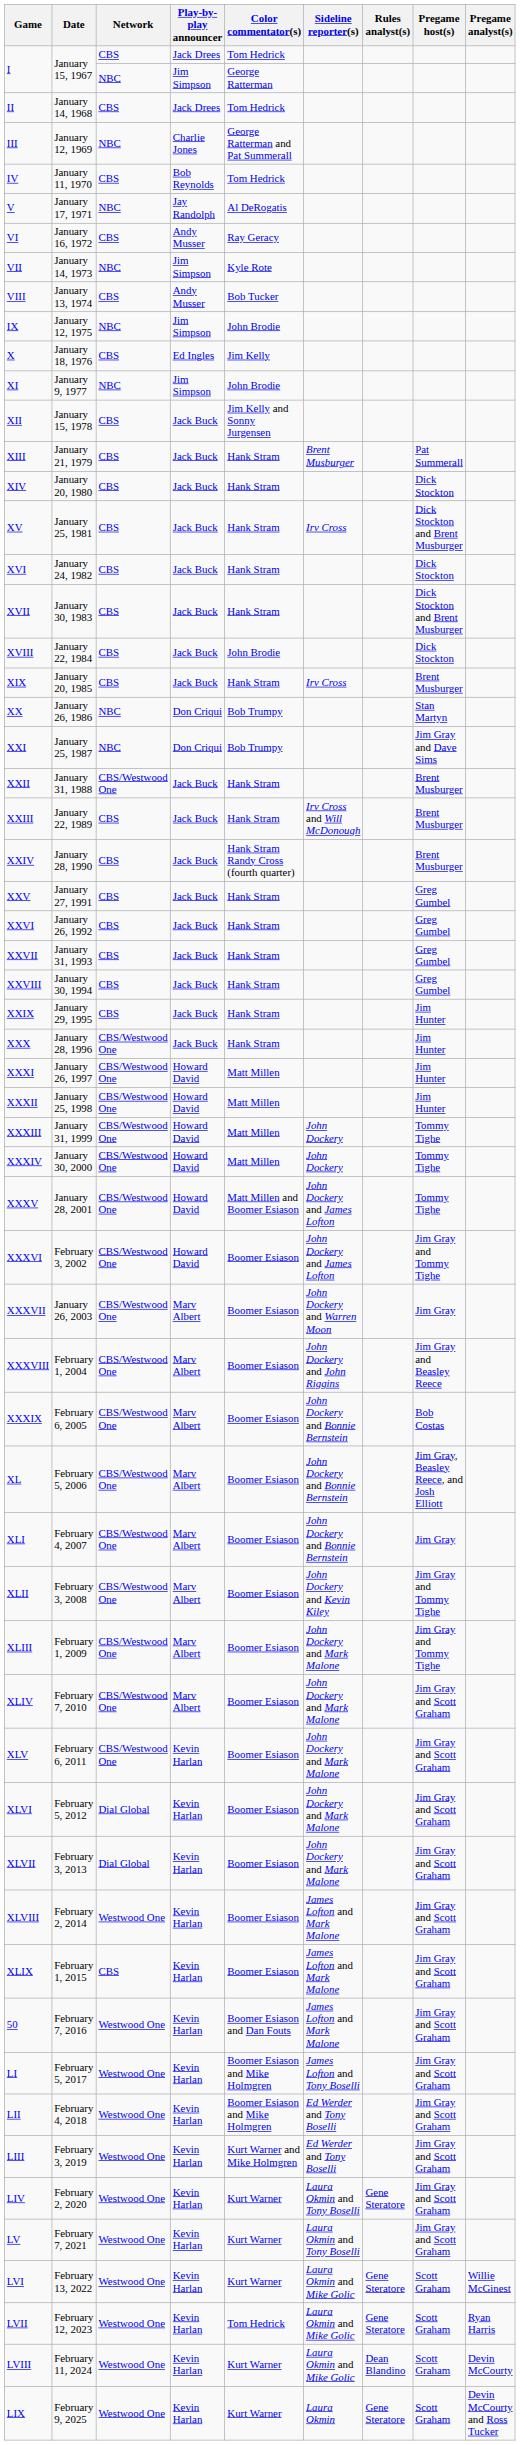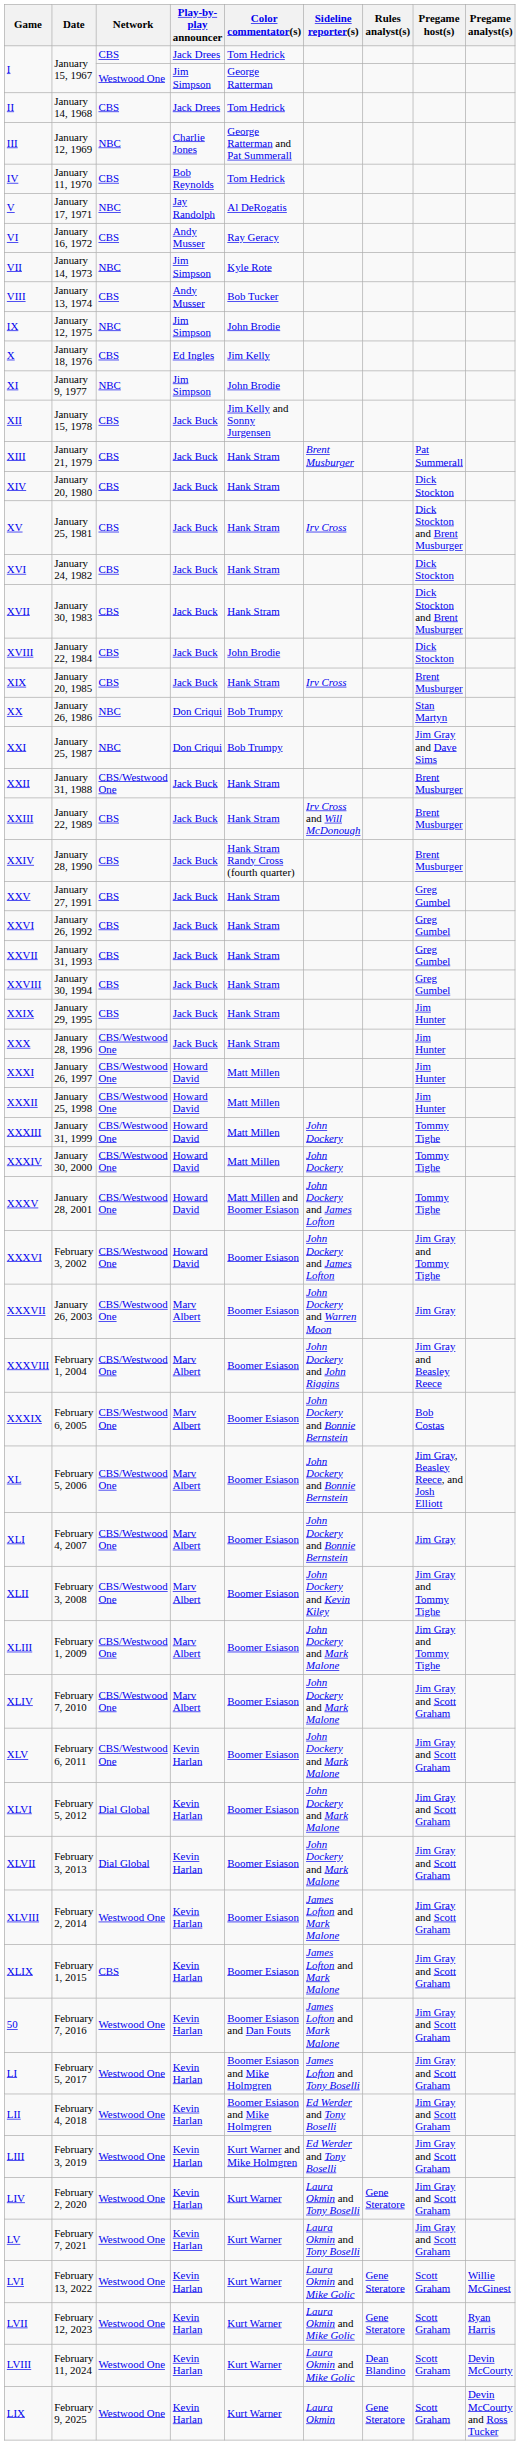(110, 78) NBC -> (132, 78) Westwood One
(256, 2323) Tom Hedrick -> (254, 2323) Kurt Warner
